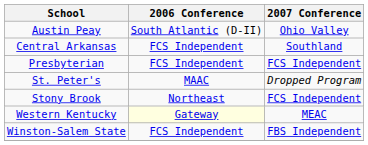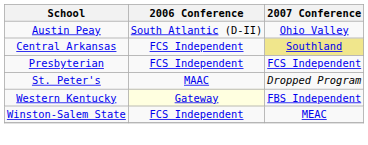(314, 47) no background -> (314, 47) khaki background
- row: (66, 98)
(314, 115) MEAC -> (314, 98) FBS Independent
(314, 132) FBS Independent -> (314, 115) MEAC
